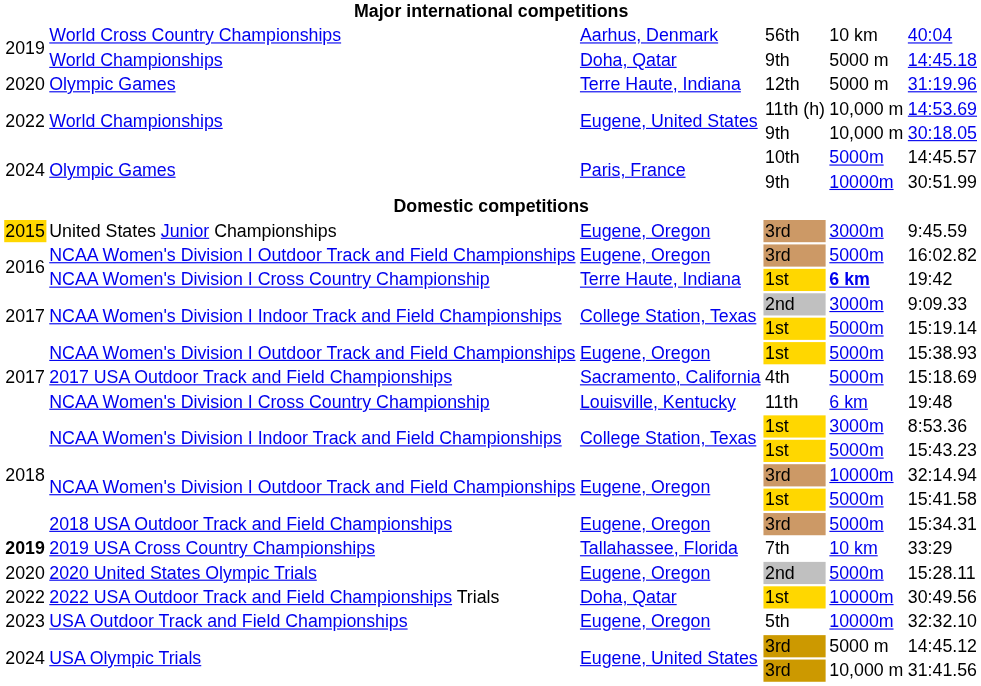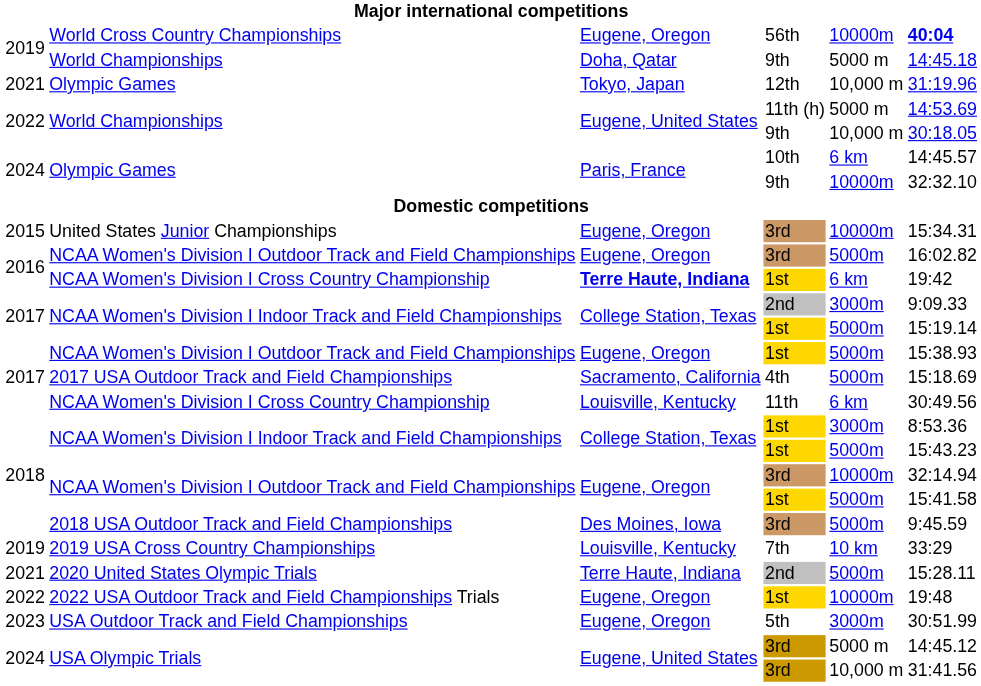(649, 35) Aarhus, Denmark -> (645, 35) Eugene, Oregon
(854, 35) 10 km -> (861, 35) 10000m
(930, 35) normal -> (931, 35) bold
(25, 84) 2020 -> (25, 84) 2021
(660, 84) Terre Haute, Indiana -> (632, 84) Tokyo, Japan
(859, 84) 5000 m -> (866, 84) 10,000 m
(866, 108) 10,000 m -> (859, 108) 5000 m
(857, 157) 5000m -> (849, 157) 6 km
(942, 182) 30:51.99 -> (942, 182) 32:32.10
(25, 231) gold background -> (25, 231) no background
(857, 231) 3000m -> (861, 231) 10000m
(937, 231) 9:45.59 -> (942, 231) 15:34.31
(660, 279) normal -> (665, 279) bold
(850, 279) bold -> (849, 279) normal
(930, 401) 19:48 -> (942, 401) 30:49.56
(645, 524) Eugene, Oregon -> (651, 524) Des Moines, Iowa
(942, 524) 15:34.31 -> (937, 524) 9:45.59
(25, 548) bold -> (25, 548) normal
(659, 548) Tallahassee, Florida -> (658, 548) Louisville, Kentucky
(25, 572) 2020 -> (25, 572) 2021
(645, 572) Eugene, Oregon -> (660, 572) Terre Haute, Indiana
(628, 597) Doha, Qatar -> (645, 597) Eugene, Oregon
(942, 597) 30:49.56 -> (930, 597) 19:48
(861, 621) 10000m -> (857, 621) 3000m
(942, 621) 32:32.10 -> (942, 621) 30:51.99
